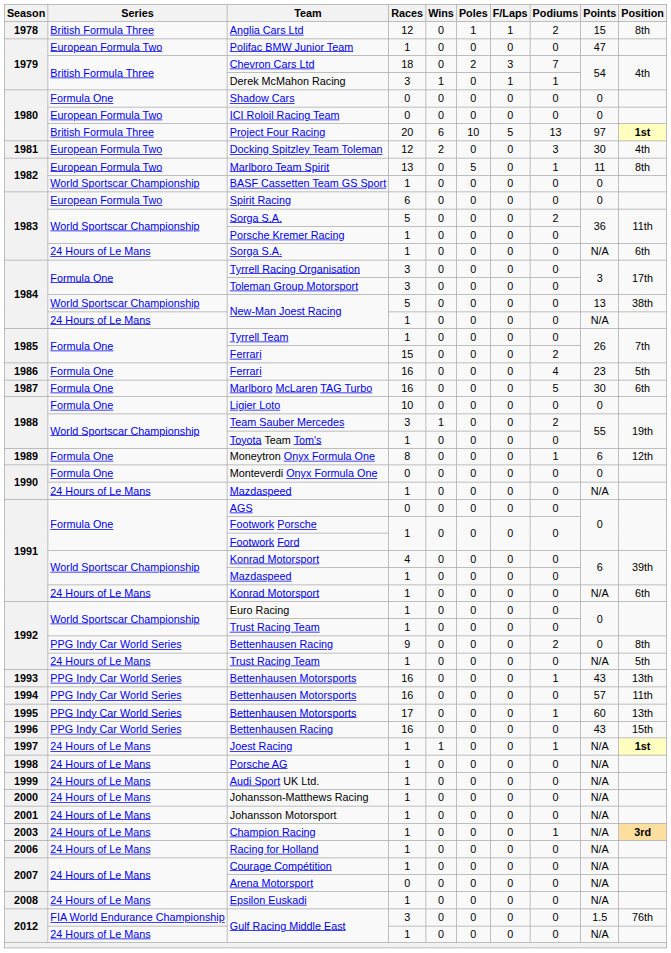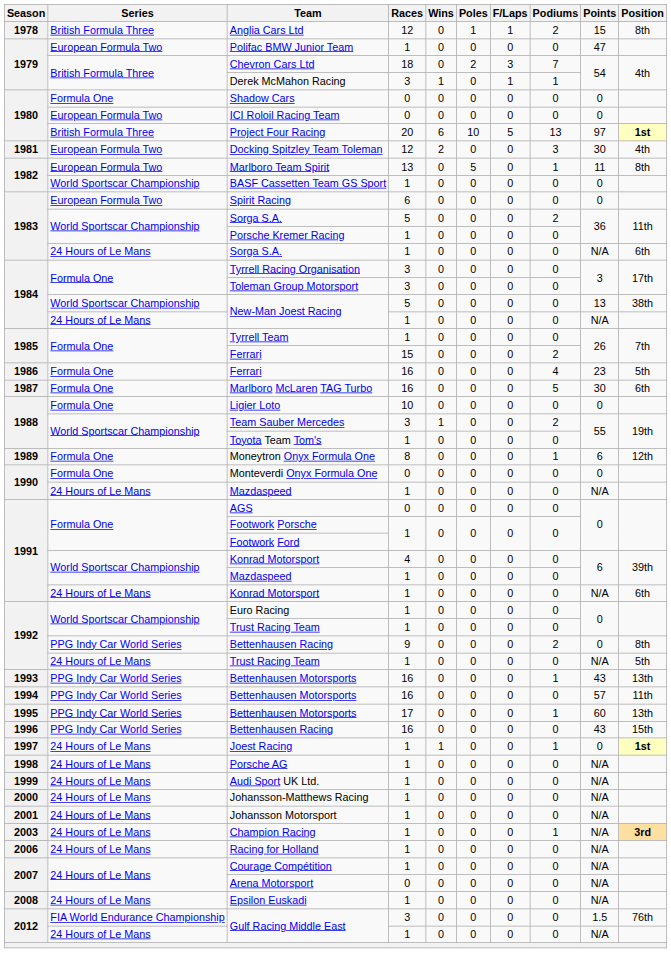(600, 747) N/A -> (600, 747) 0
